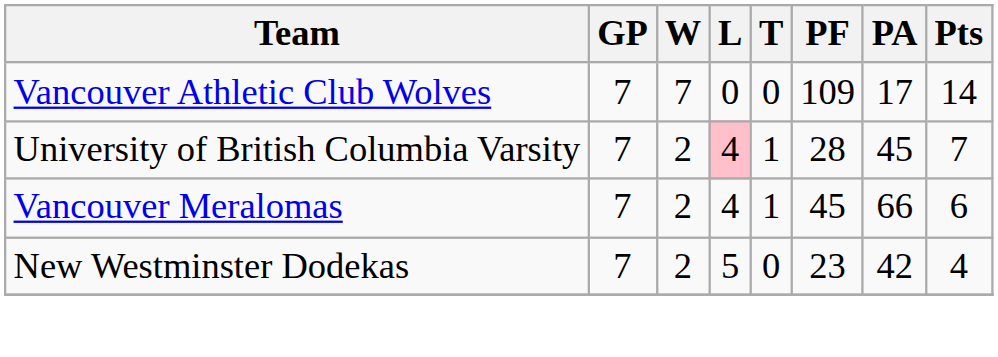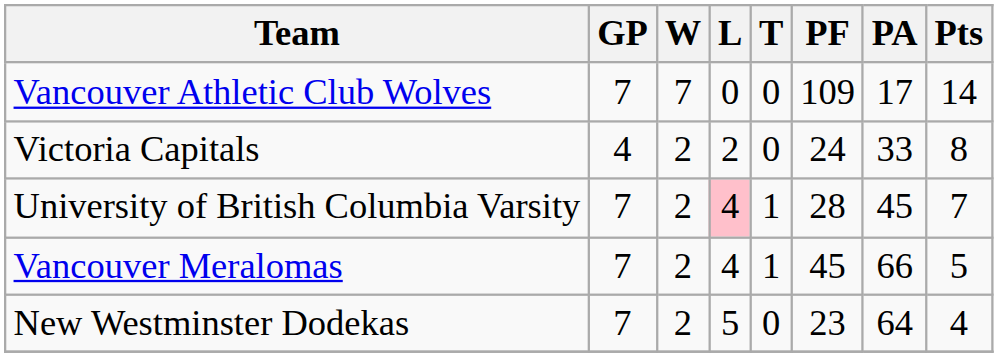+ row: (137, 149)
(959, 206) 6 -> (959, 264) 5
(895, 264) 42 -> (895, 322) 64
